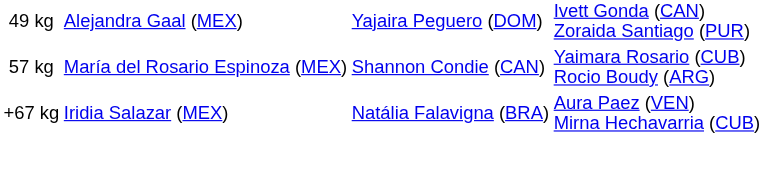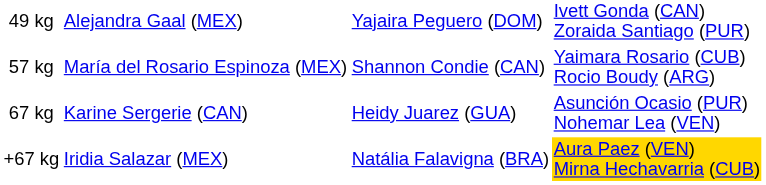+ row: (31, 113)
(657, 113) no background -> (657, 159) gold background
